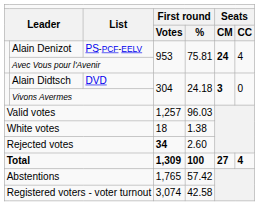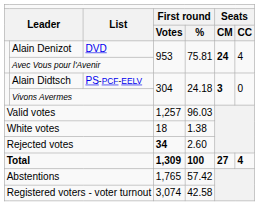(114, 49) PS-PCF-EELV -> (96, 49) DVD
(96, 81) DVD -> (114, 81) PS-PCF-EELV
